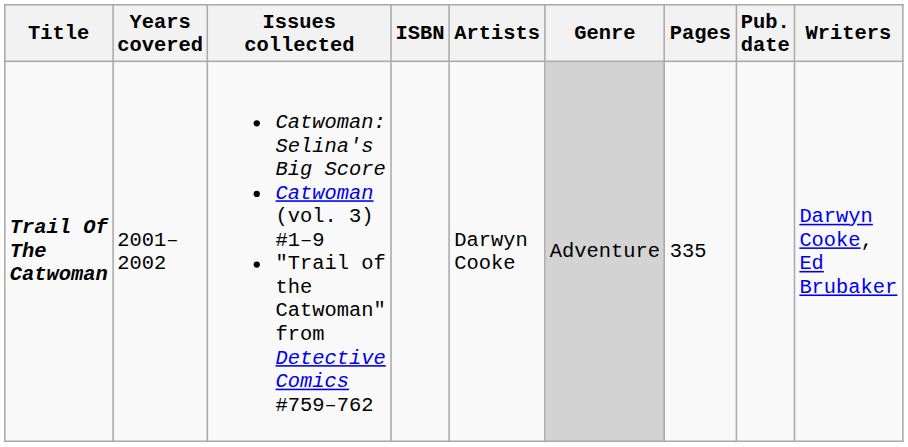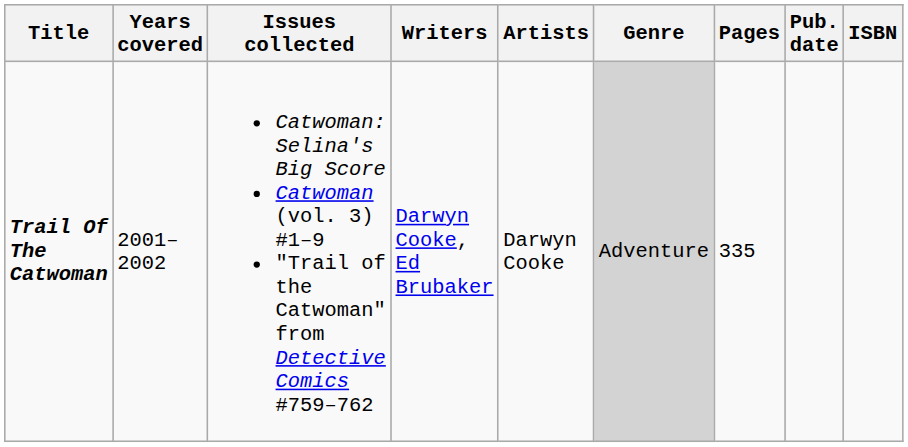columns swapped: (848, 33) <-> (420, 33)
